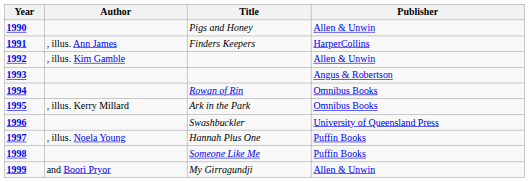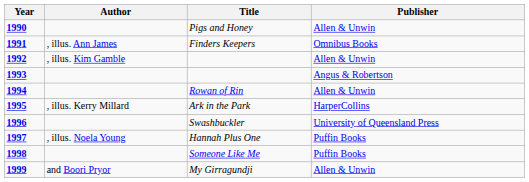(342, 43) HarperCollins -> (346, 43) Omnibus Books
(346, 91) Omnibus Books -> (344, 91) Allen & Unwin
(346, 106) Omnibus Books -> (342, 106) HarperCollins
